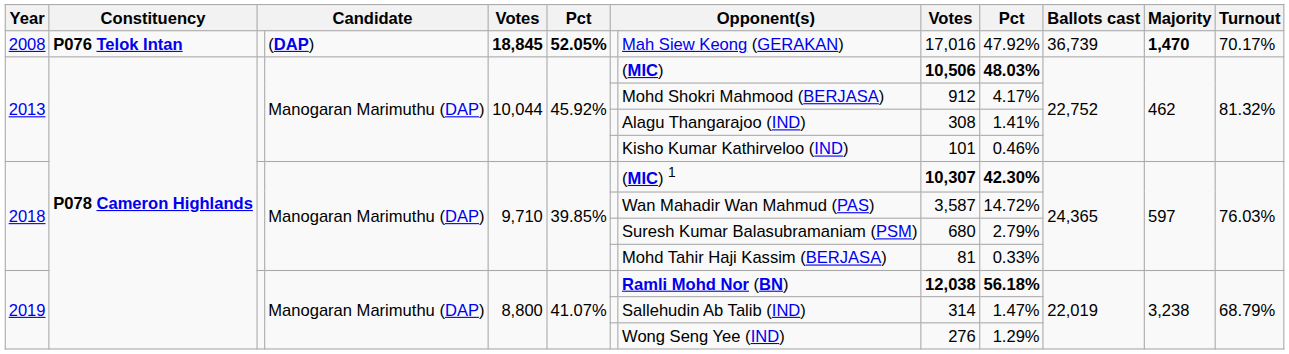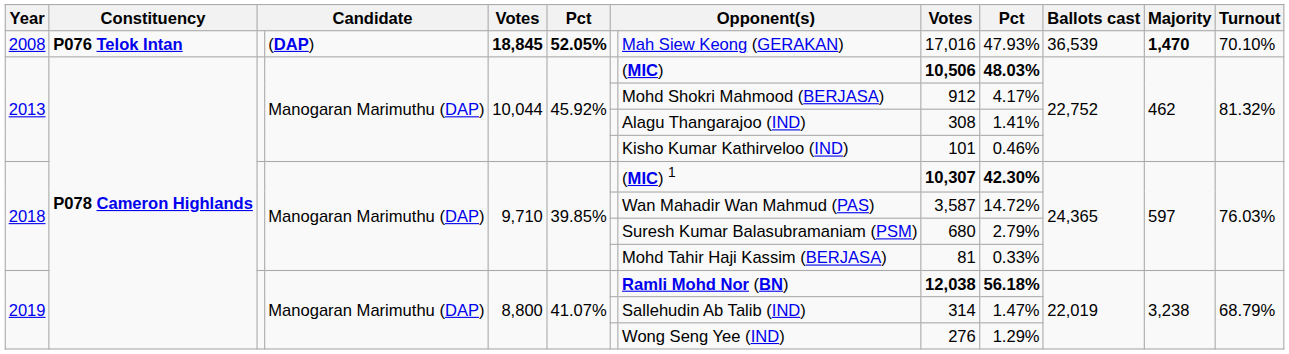(1012, 44) 47.92% -> (1012, 44) 47.93%
(1073, 44) 36,739 -> (1073, 44) 36,539
(1247, 44) 70.17% -> (1247, 44) 70.10%
